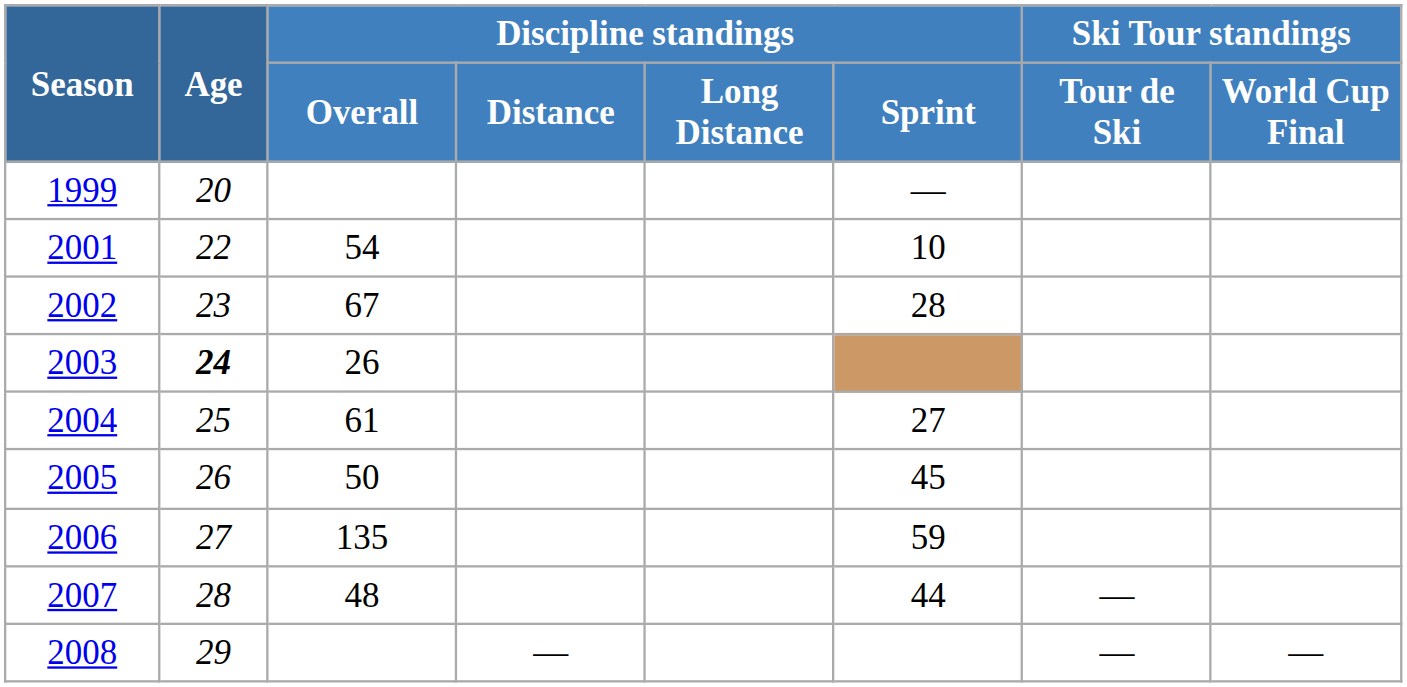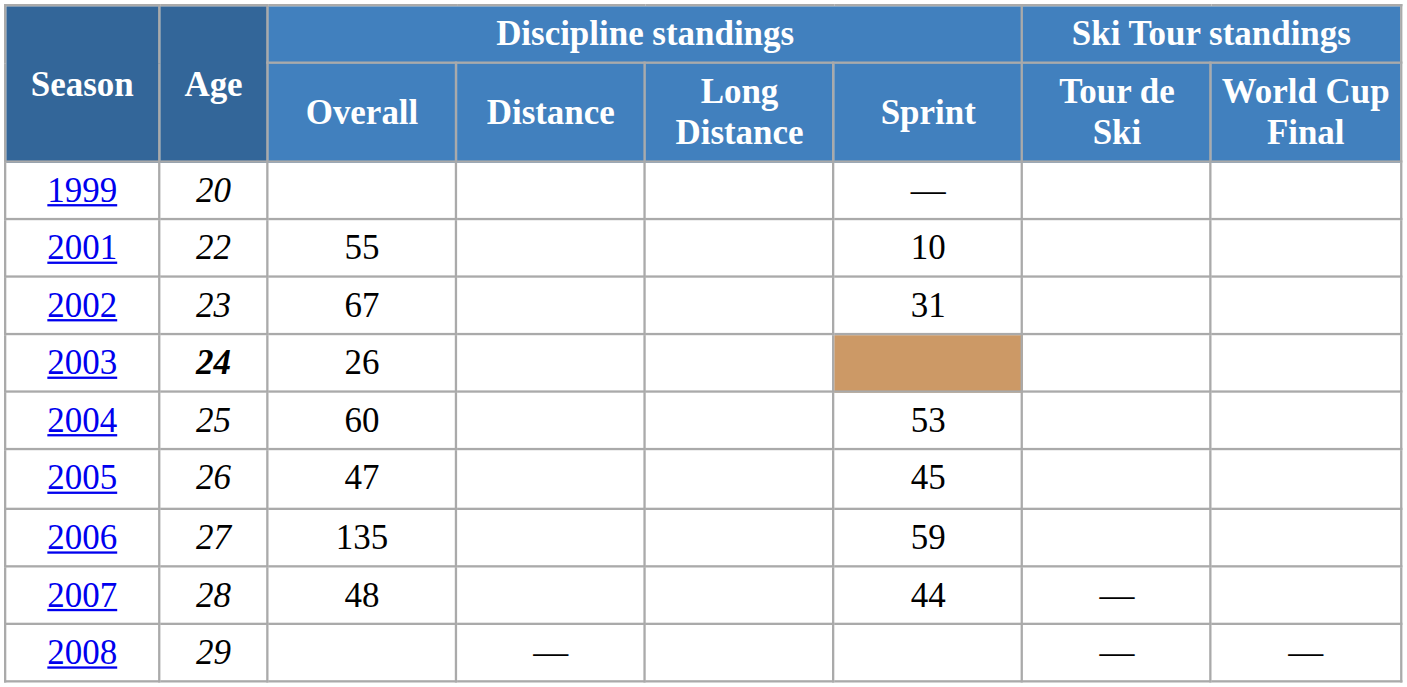(362, 247) 54 -> (362, 247) 55
(928, 305) 28 -> (928, 305) 31
(362, 420) 61 -> (362, 420) 60
(928, 420) 27 -> (928, 420) 53
(362, 478) 50 -> (362, 478) 47
